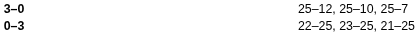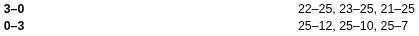(353, 9) 25–12, 25–10, 25–7 -> (356, 9) 22–25, 23–25, 21–25
(356, 26) 22–25, 23–25, 21–25 -> (353, 26) 25–12, 25–10, 25–7
